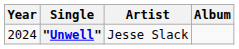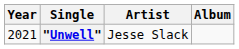(22, 34) 2024 -> (22, 34) 2021
